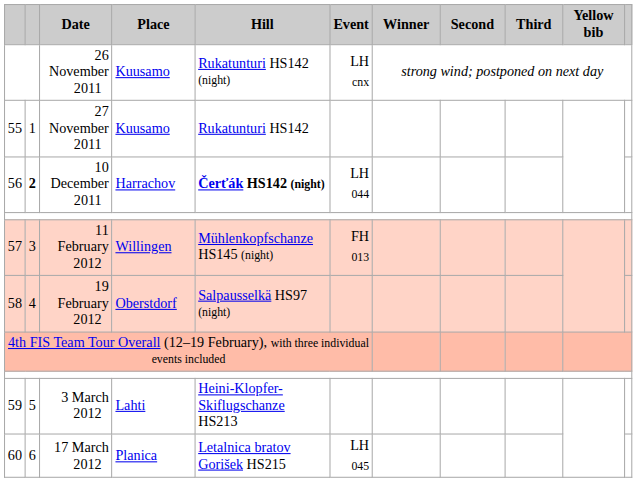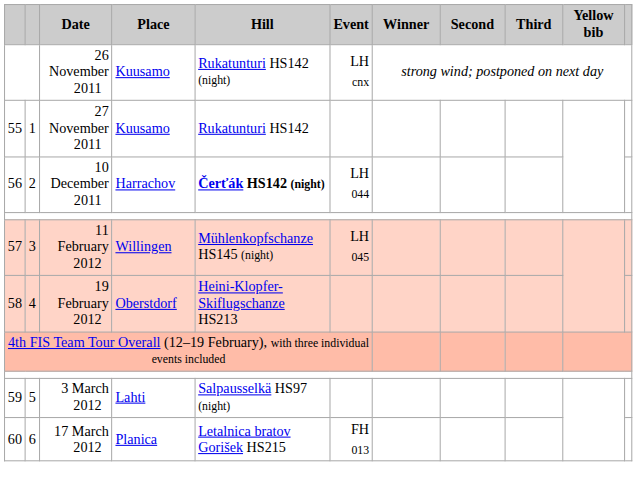(32, 184) bold -> (32, 184) normal
(360, 246) FH 013 -> (360, 246) LH 045
(253, 302) Salpausselkä HS97 (night) -> (241, 303) Heini-Klopfer-Skiflugschanze HS213
(241, 405) Heini-Klopfer-Skiflugschanze HS213 -> (253, 396) Salpausselkä HS97 (night)
(360, 455) LH 045 -> (360, 438) FH 013
